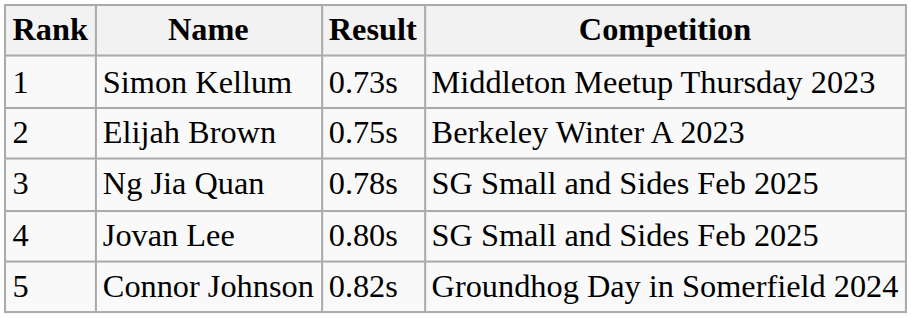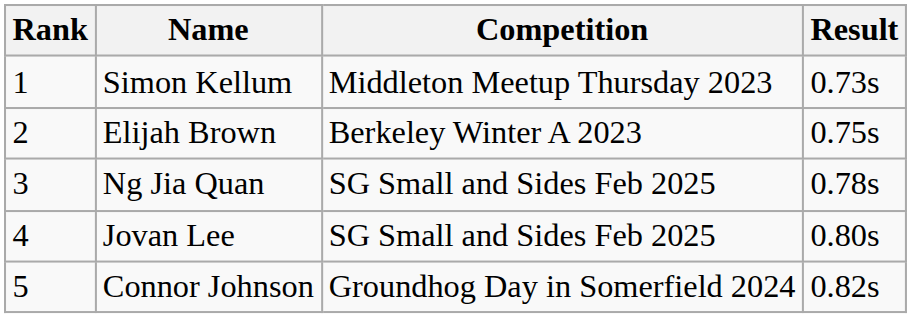columns swapped: (373, 30) <-> (665, 30)
